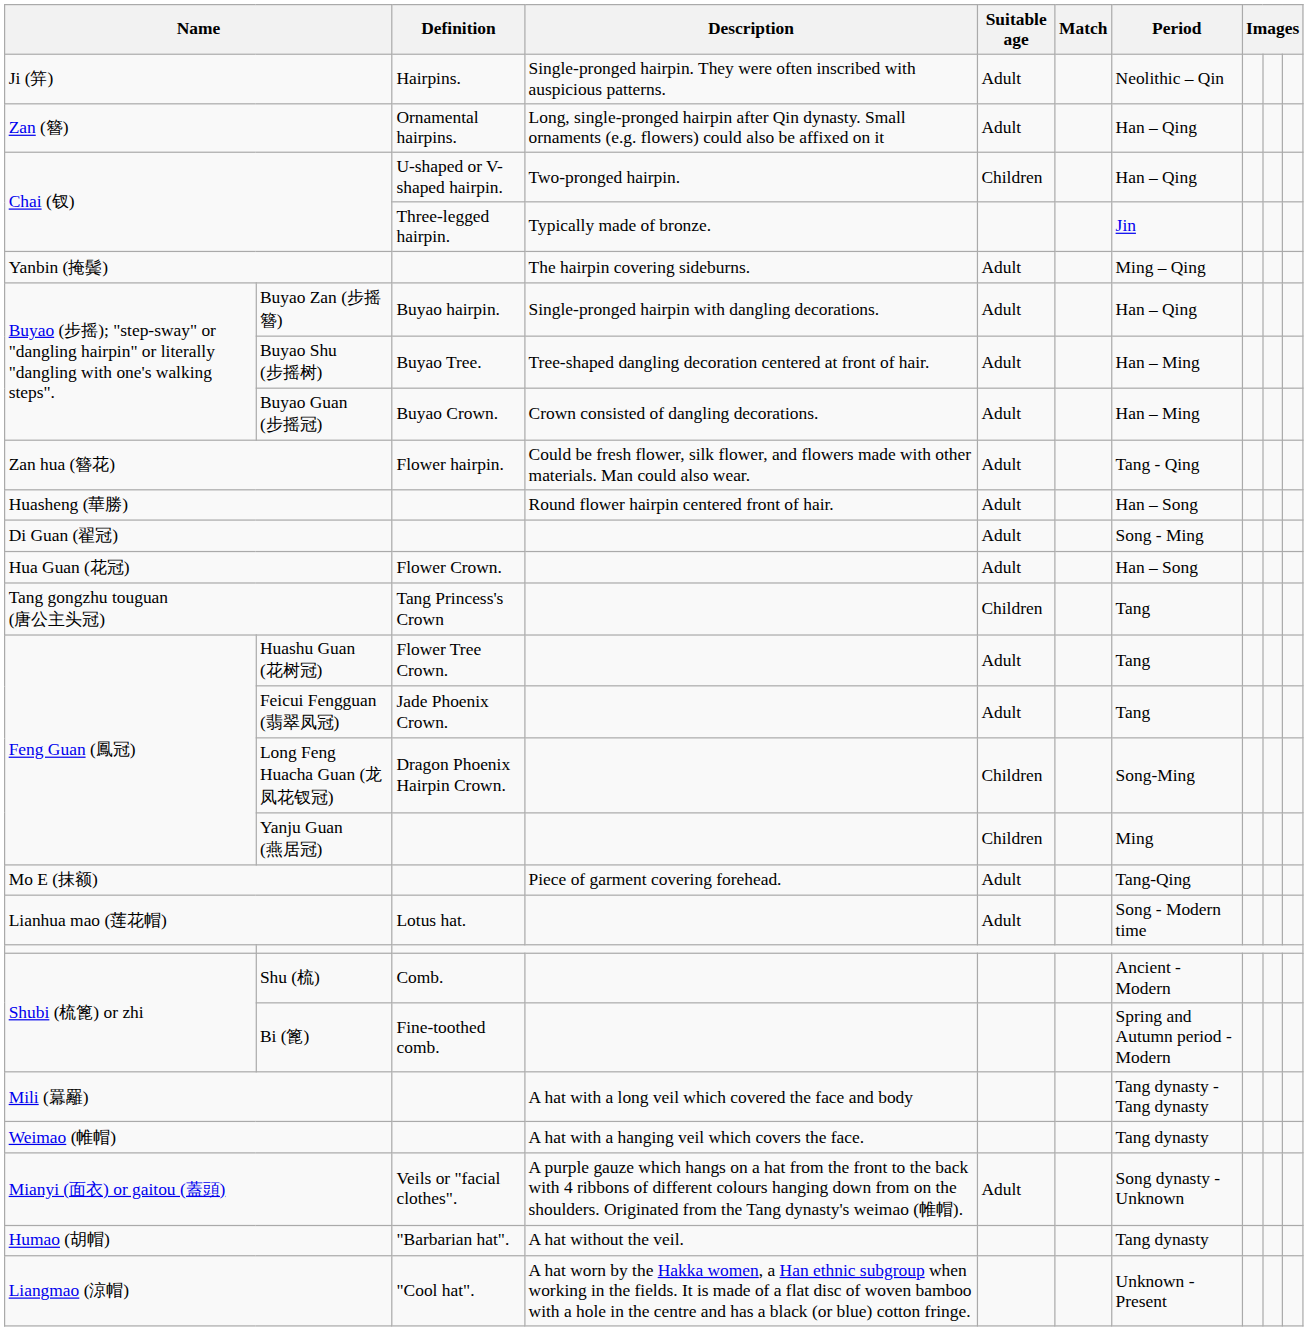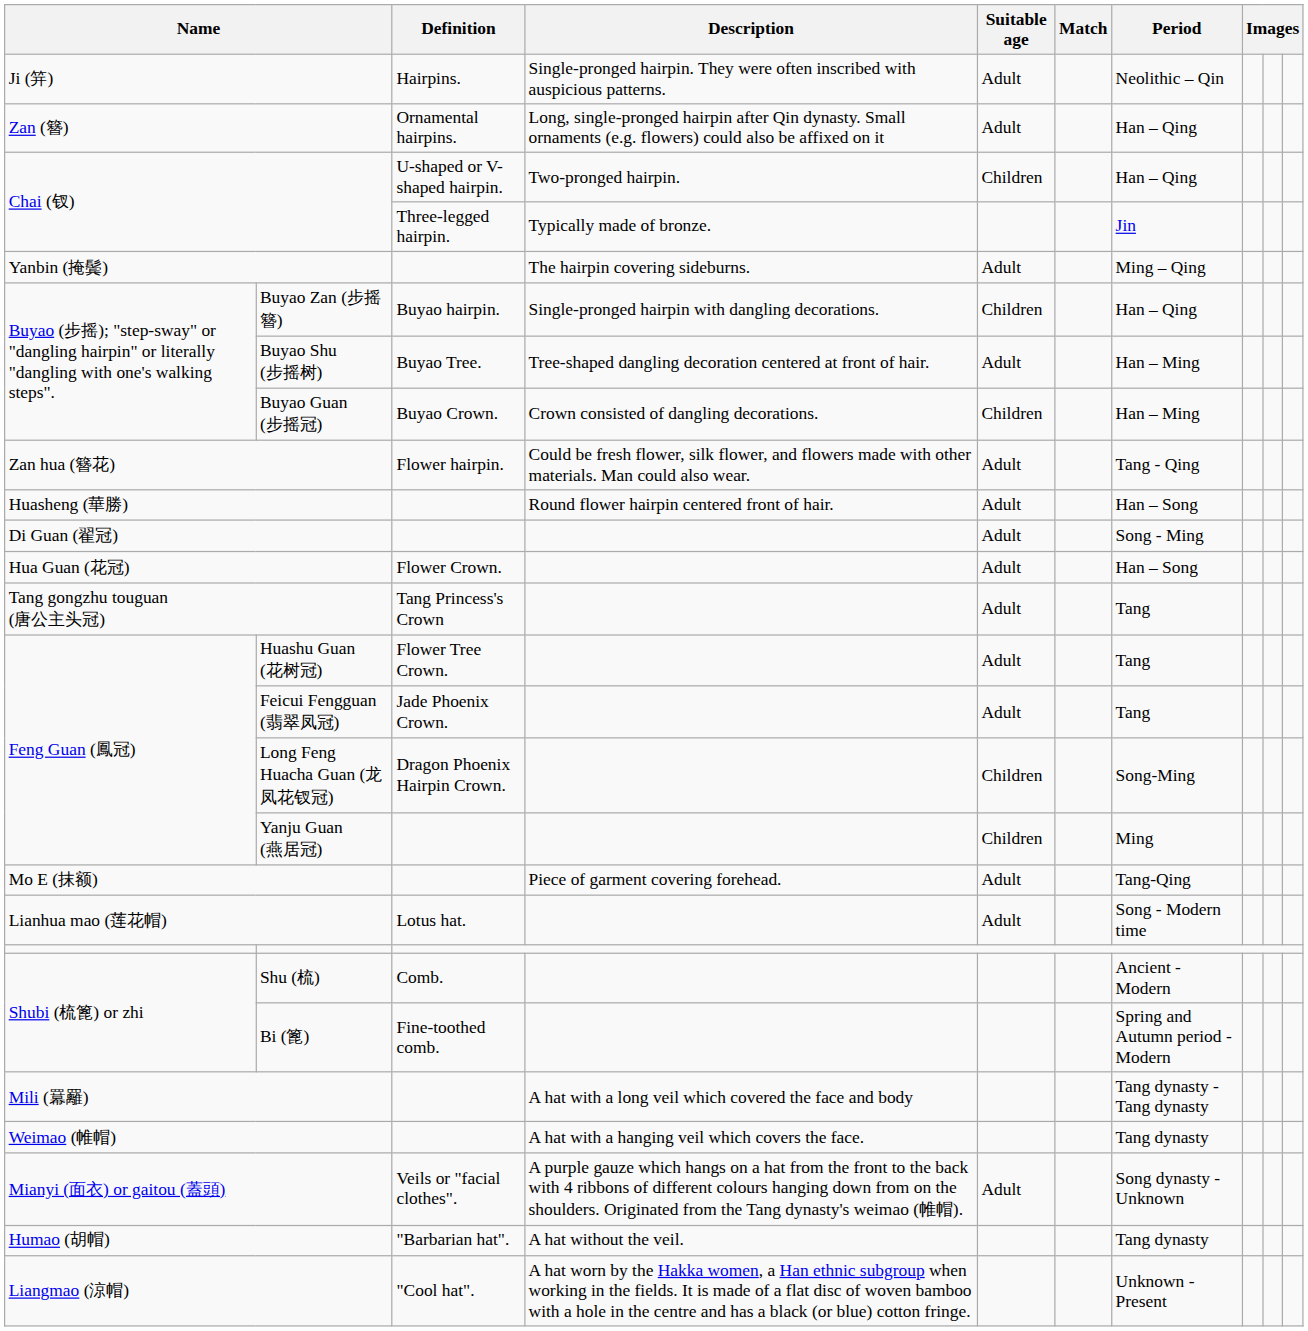(1001, 309) Adult -> (1012, 309) Children
(1001, 414) Adult -> (1012, 414) Children
(1012, 608) Children -> (1001, 608) Adult
